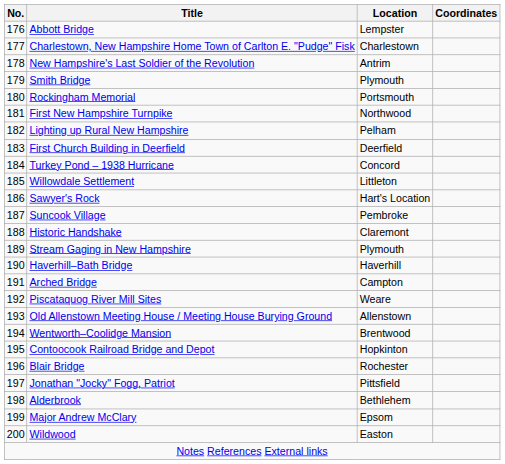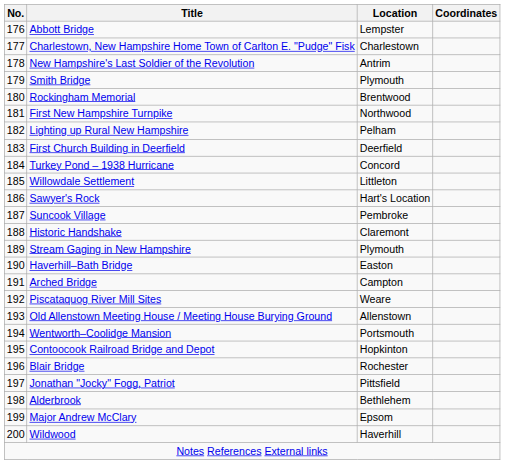(387, 97) Portsmouth -> (385, 97) Brentwood
(380, 266) Haverhill -> (376, 266) Easton
(385, 333) Brentwood -> (387, 333) Portsmouth
(376, 434) Easton -> (380, 434) Haverhill
